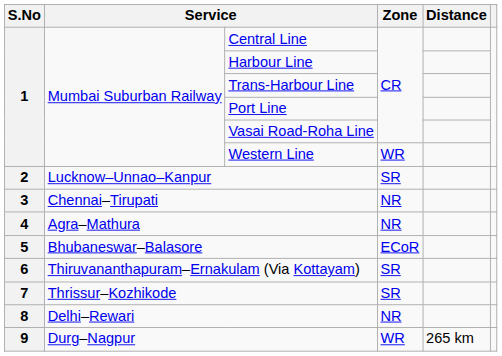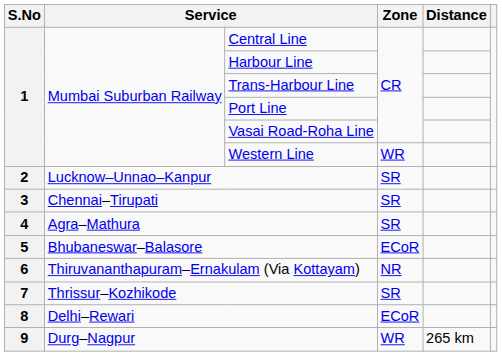(391, 200) NR -> (391, 200) SR
(391, 223) NR -> (391, 223) SR
(391, 270) SR -> (391, 270) NR
(391, 316) NR -> (400, 316) ECoR
